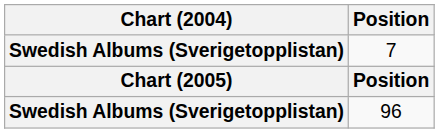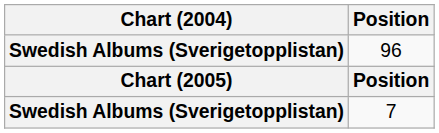rows swapped: (391, 50) <-> (391, 111)
